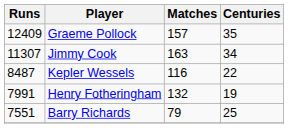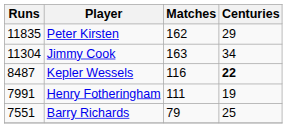- row: (92, 34)
+ row: (83, 34)
(24, 53) 11307 -> (24, 53) 11304
(230, 73) normal -> (229, 73) bold
(178, 93) 132 -> (176, 93) 111
